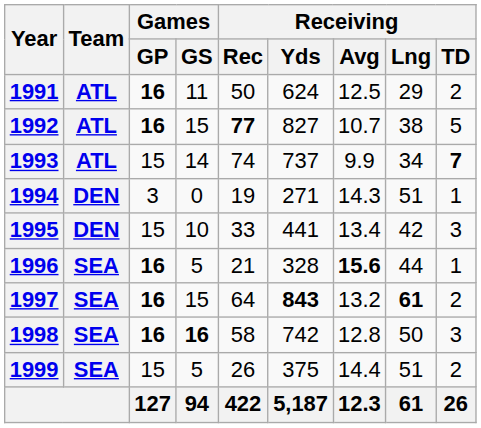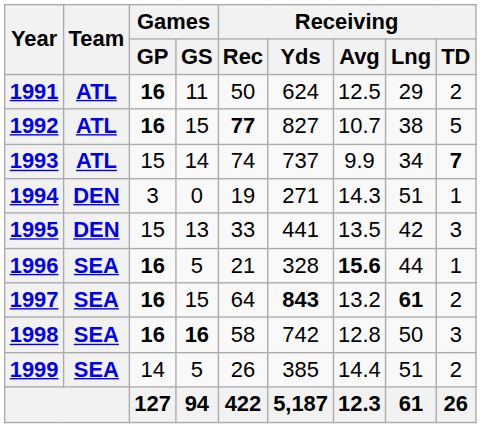(197, 230) 10 -> (197, 230) 13
(359, 230) 13.4 -> (359, 230) 13.5
(153, 369) 15 -> (153, 369) 14
(301, 369) 375 -> (301, 369) 385
